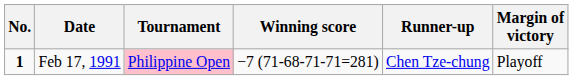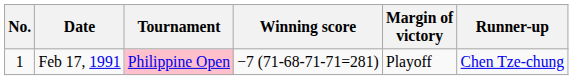columns swapped: (530, 26) <-> (438, 26)
(20, 61) bold -> (20, 61) normal
